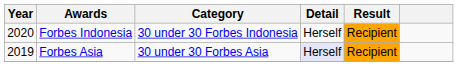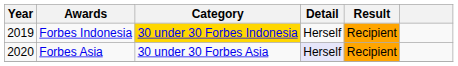(20, 33) 2020 -> (20, 33) 2019
(218, 33) no background -> (218, 33) gold background
(20, 52) 2019 -> (20, 52) 2020
